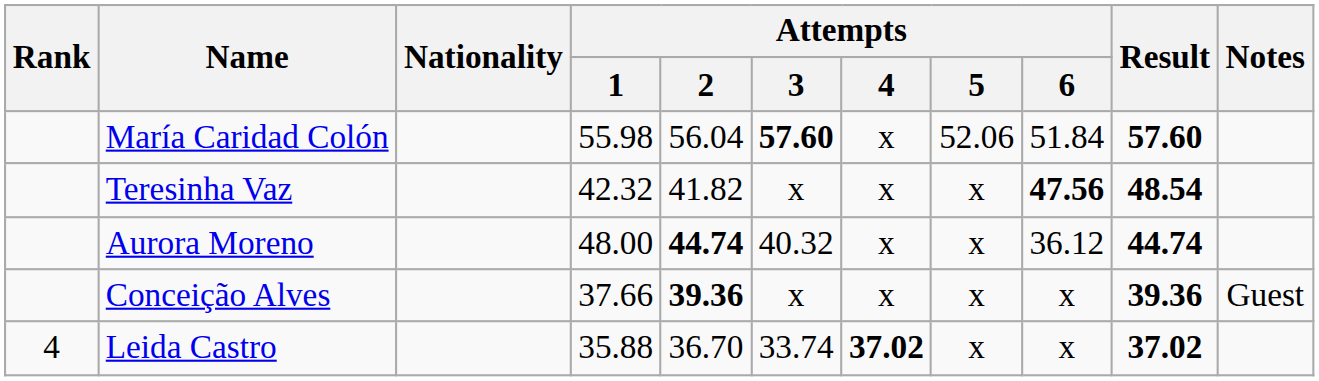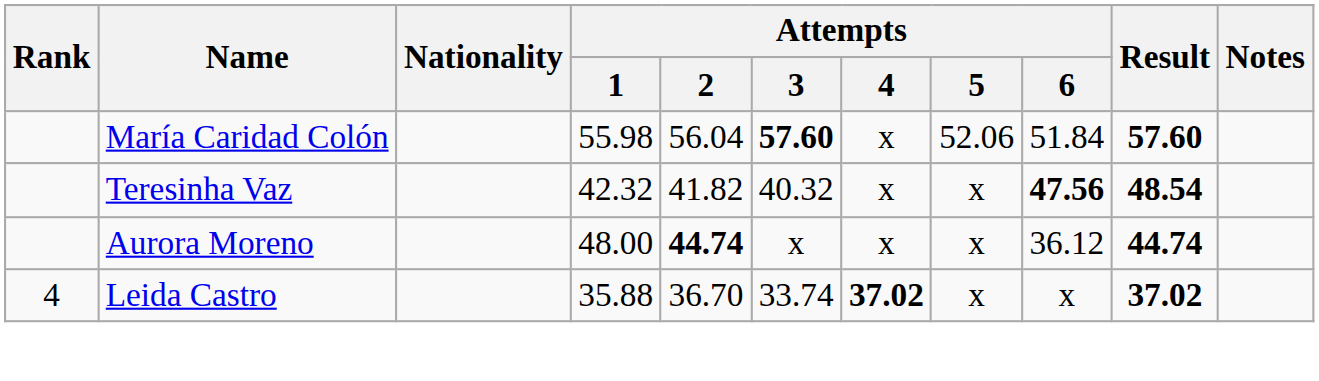(796, 189) x -> (796, 189) 40.32
(796, 242) 40.32 -> (796, 242) x
- row: (218, 294)
